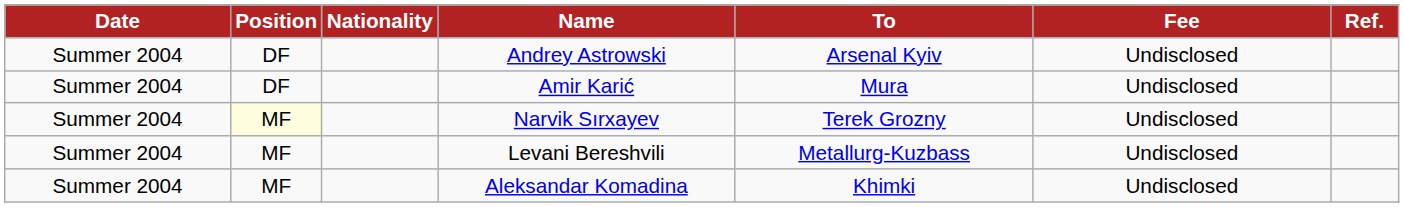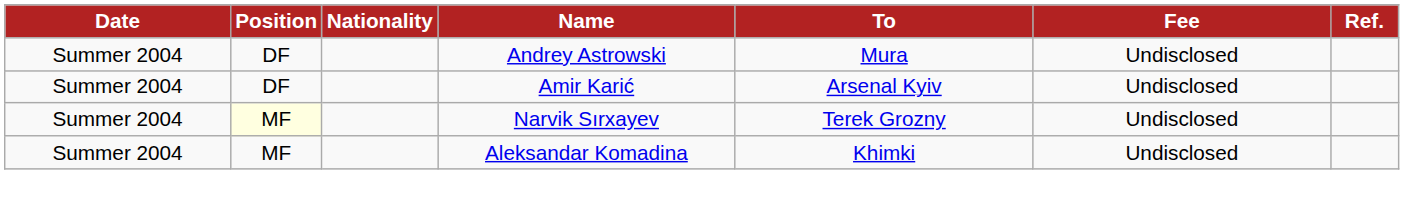(884, 54) Arsenal Kyiv -> (884, 54) Mura
(884, 87) Mura -> (884, 87) Arsenal Kyiv
- row: (586, 153)
